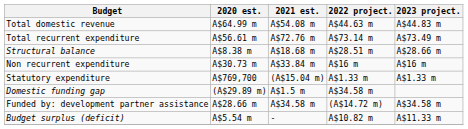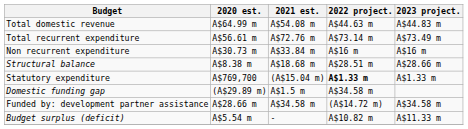rows swapped: (51, 51) <-> (68, 64)
(348, 78) normal -> (348, 78) bold
